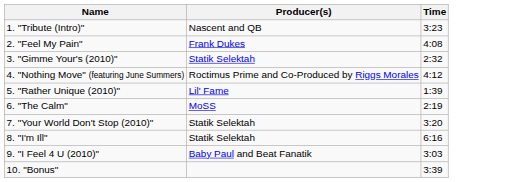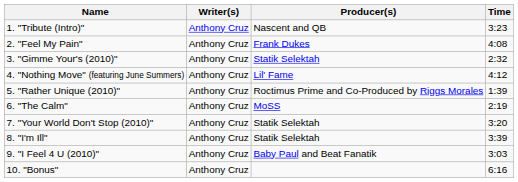+ column: (219, 12)
(304, 75) Roctimus Prime and Co-Produced by Riggs Morales -> (273, 75) Lil' Fame
(209, 91) Lil' Fame -> (368, 91) Roctimus Prime and Co-Produced by Riggs Morales
(433, 138) 6:16 -> (498, 138) 3:39
(433, 169) 3:39 -> (498, 169) 6:16
